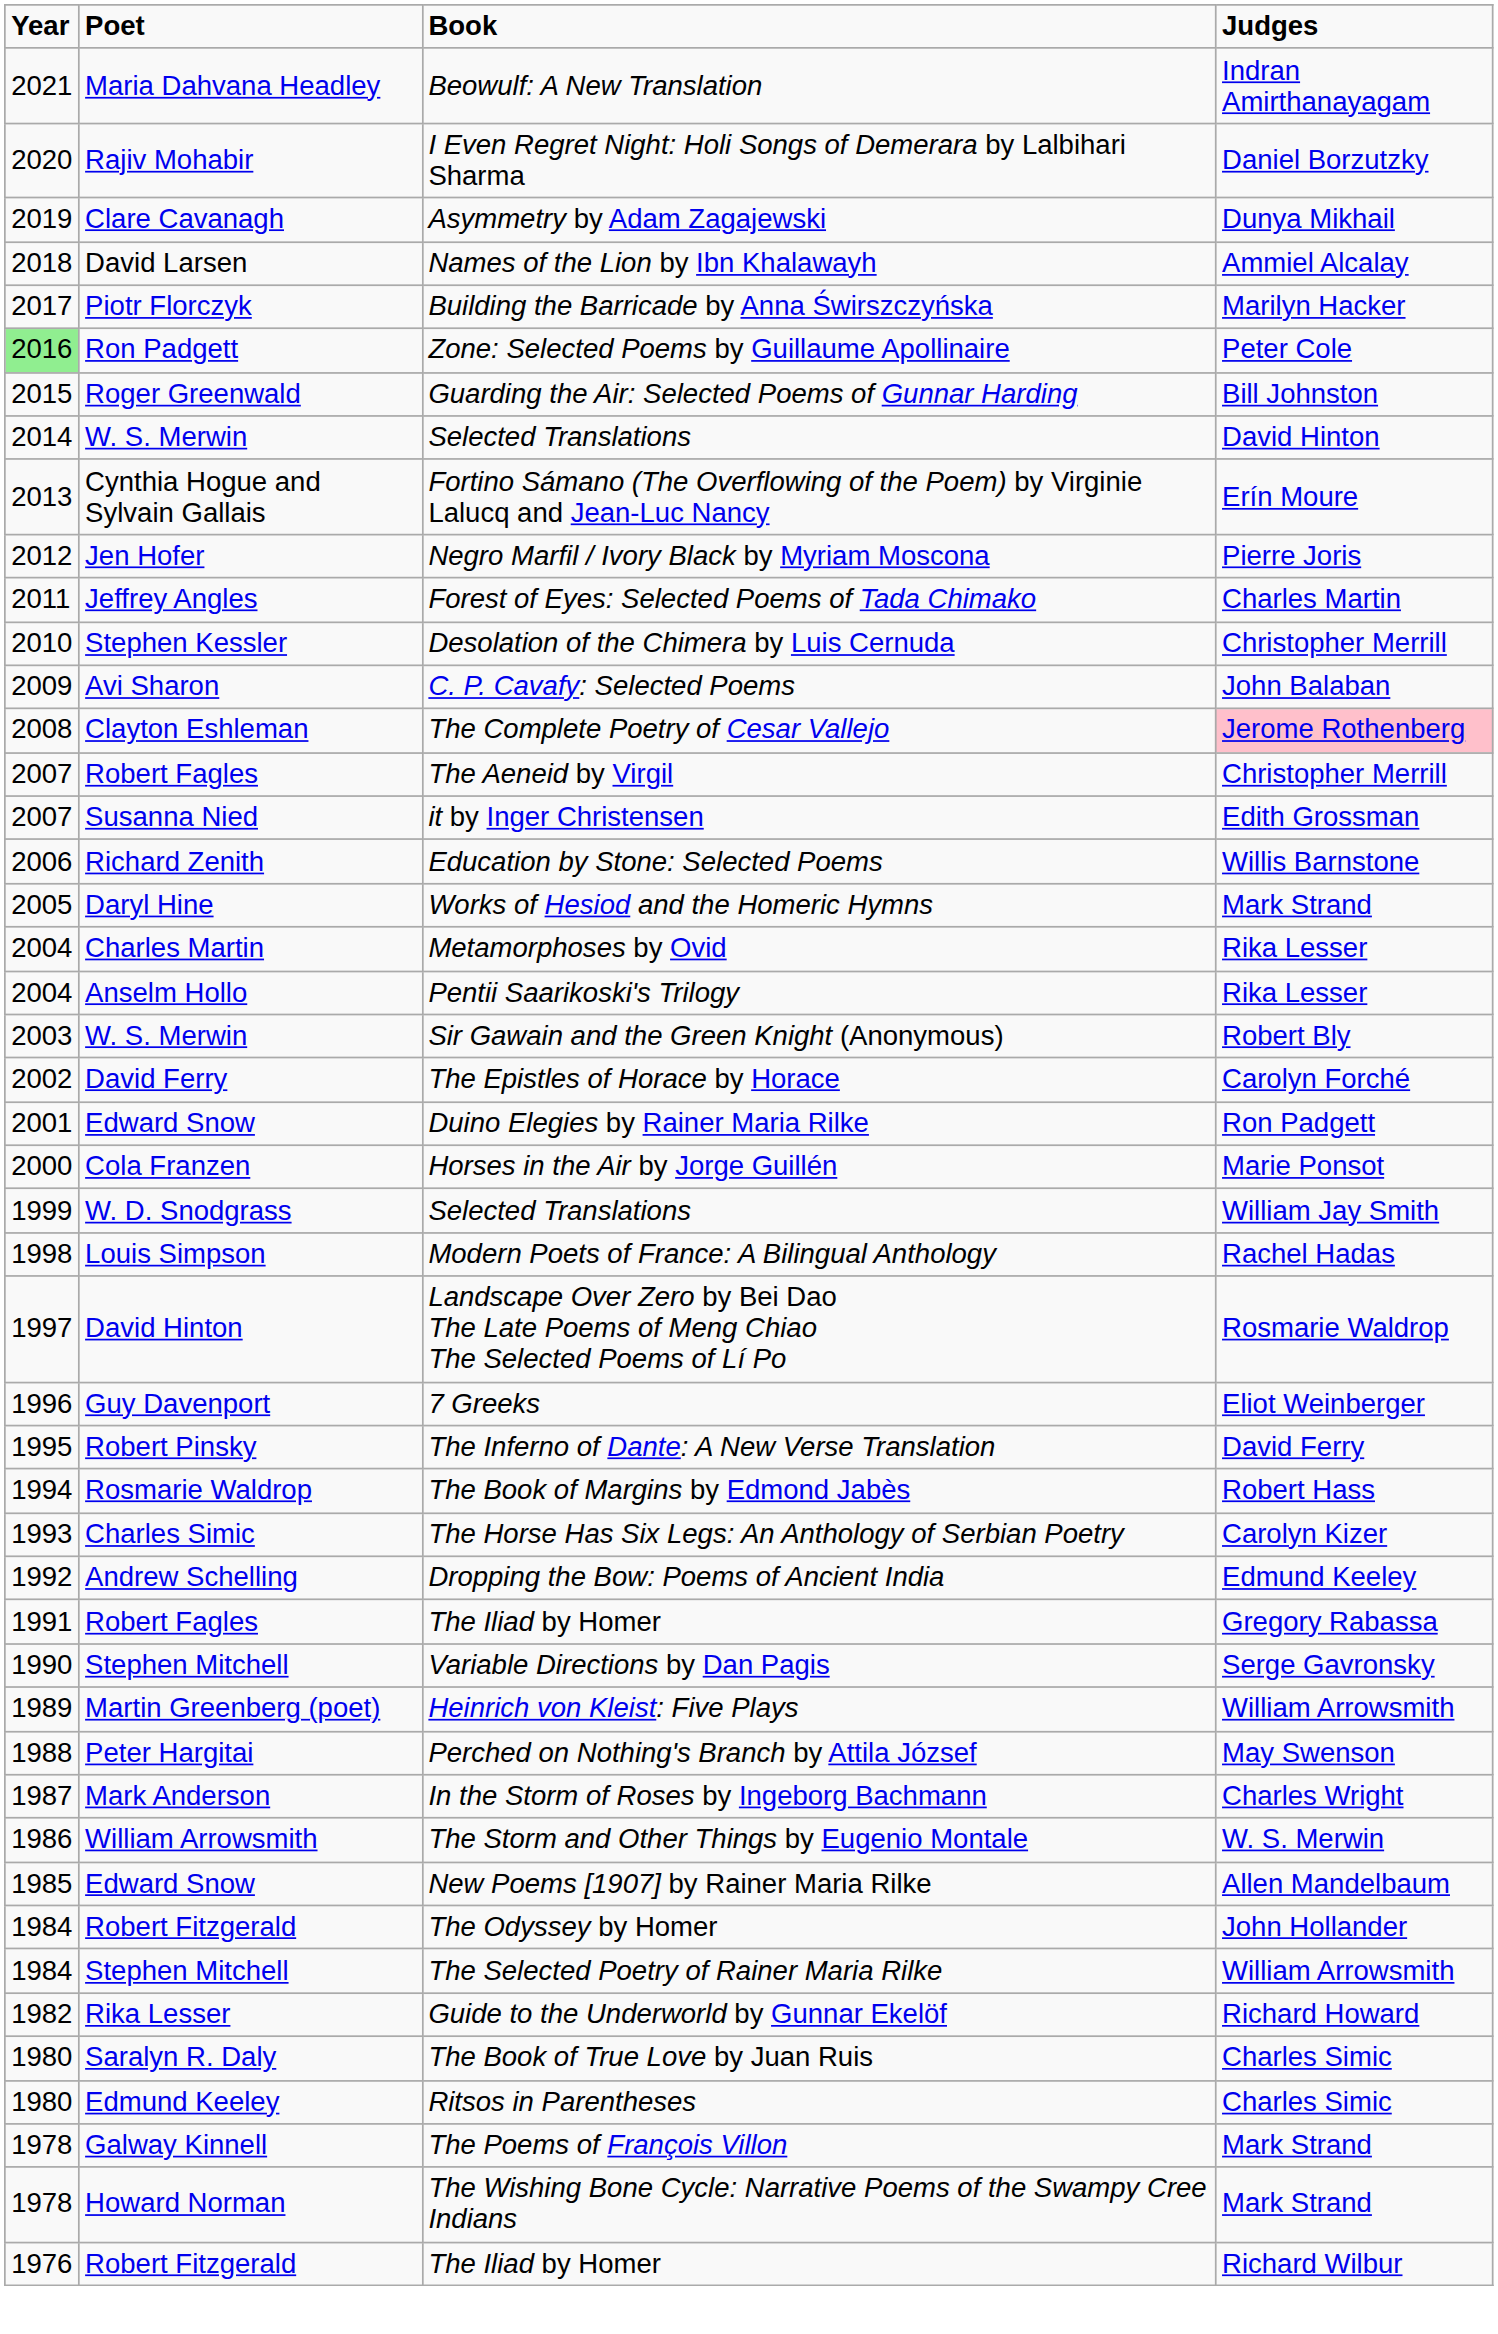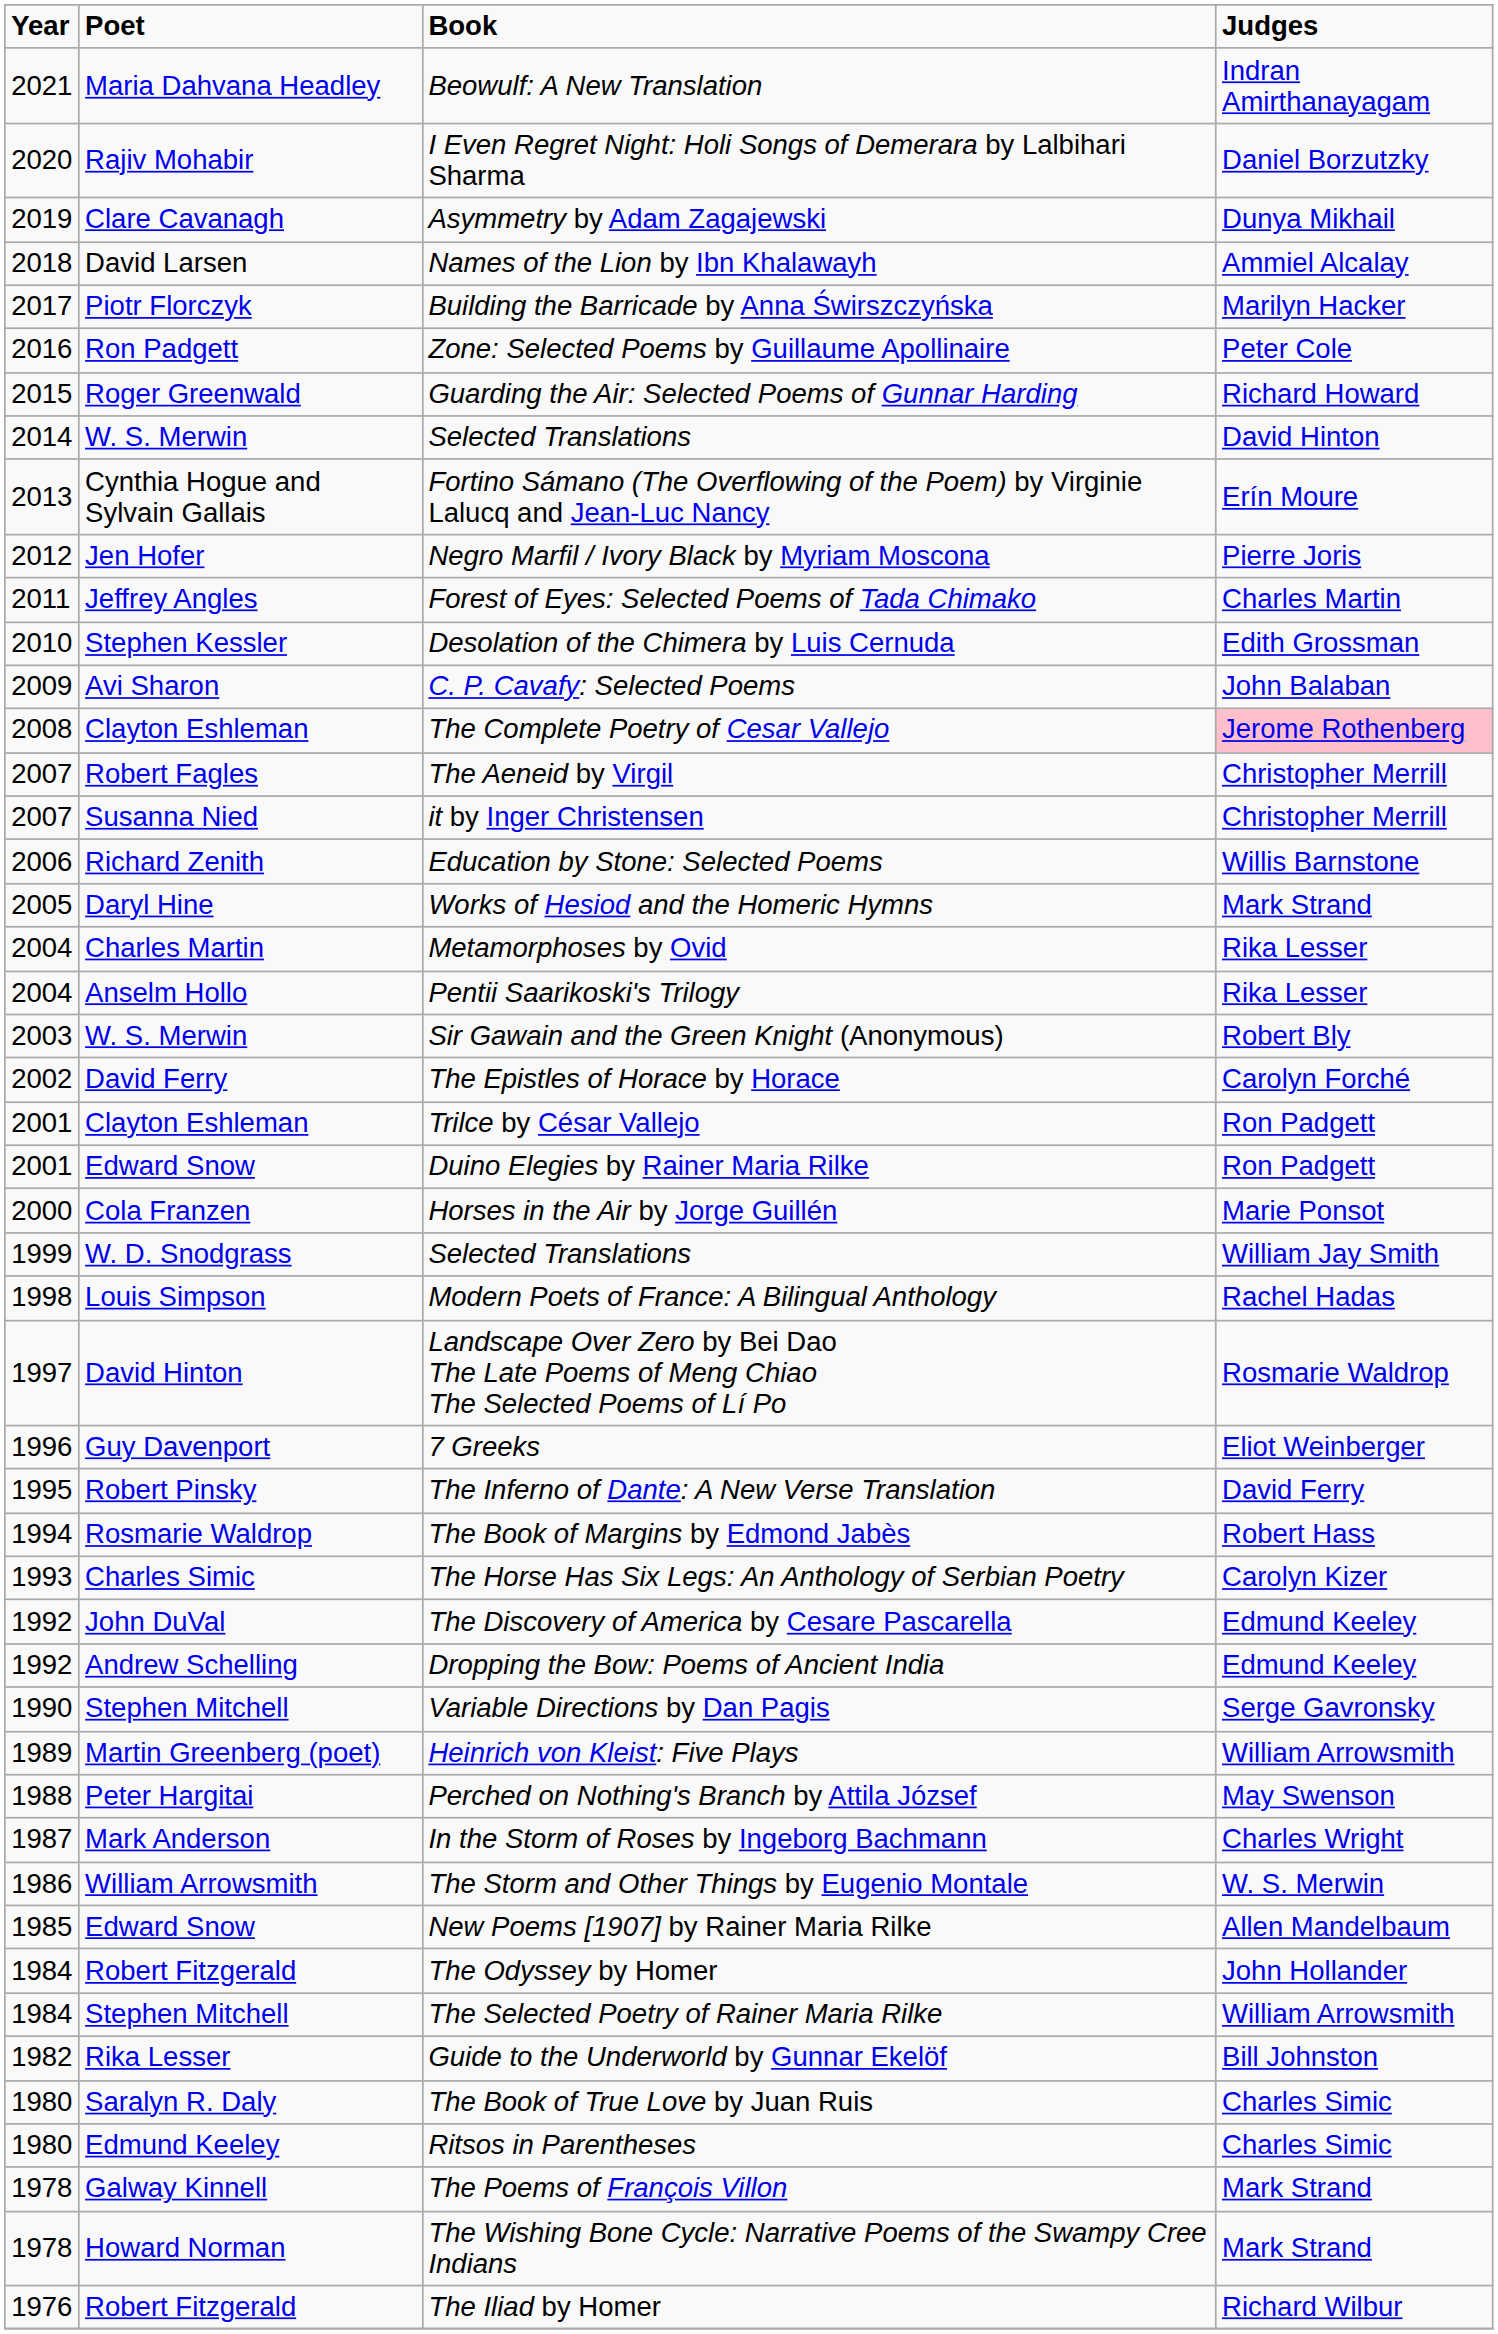(42, 350) lightgreen background -> (42, 350) no background
(1300, 393) Bill Johnston -> (1321, 393) Richard Howard
(1334, 642) Christopher Merrill -> (1321, 642) Edith Grossman
(1321, 817) Edith Grossman -> (1334, 817) Christopher Merrill
+ row: (197, 1123)
+ row: (155, 1621)
- row: (172, 1621)
(1321, 2014) Richard Howard -> (1300, 2057) Bill Johnston
